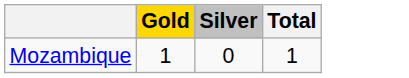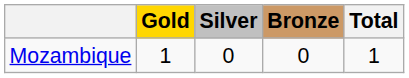+ column: (303, 21)
